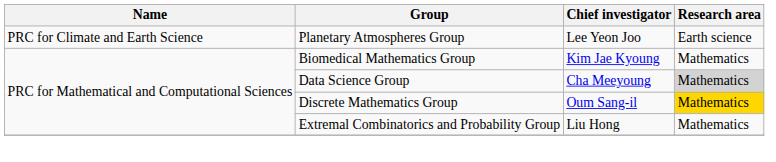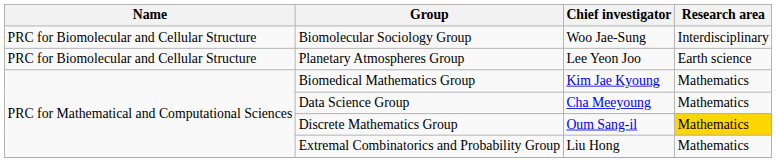+ row: (385, 37)
(105, 37) PRC for Climate and Earth Science -> (132, 59) PRC for Biomolecular and Cellular Structure
(713, 80) lightgrey background -> (713, 102) no background
